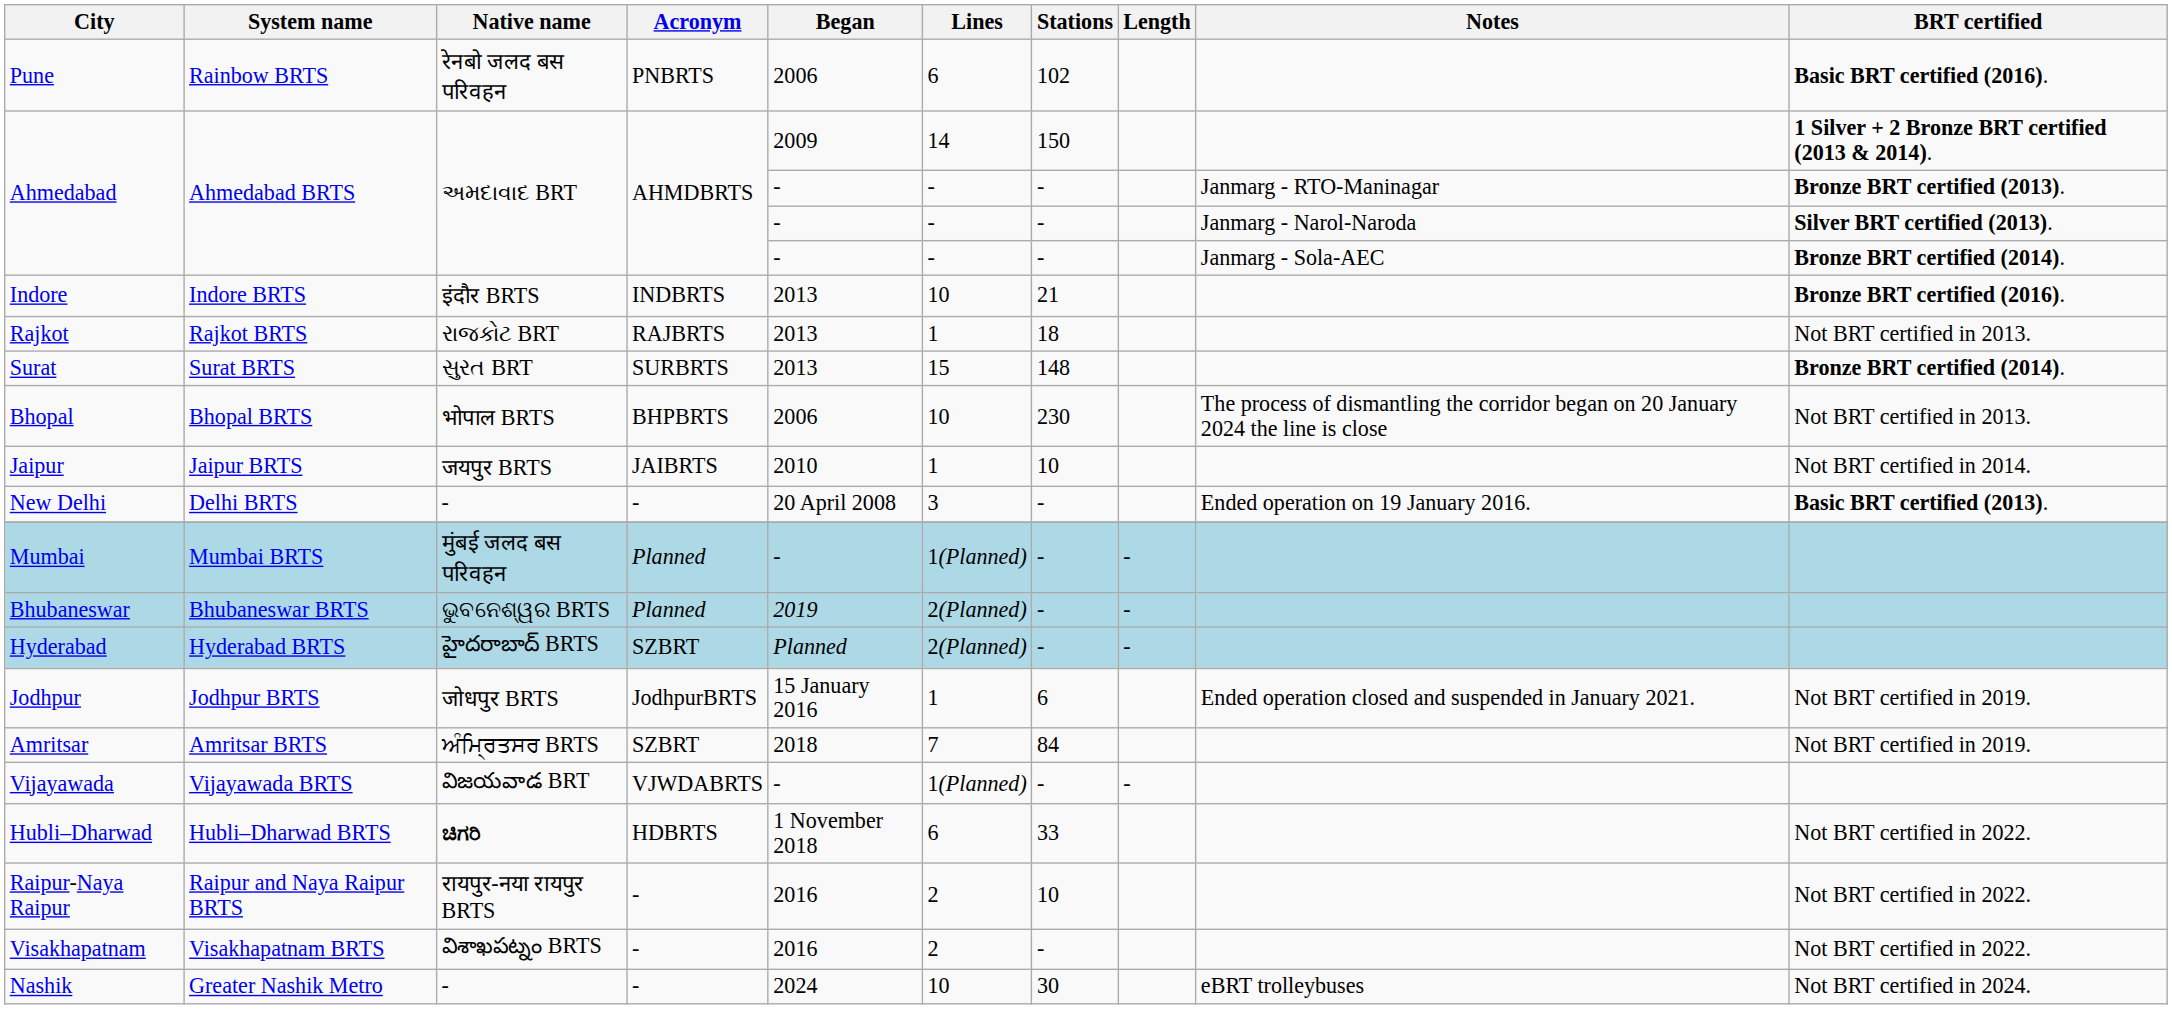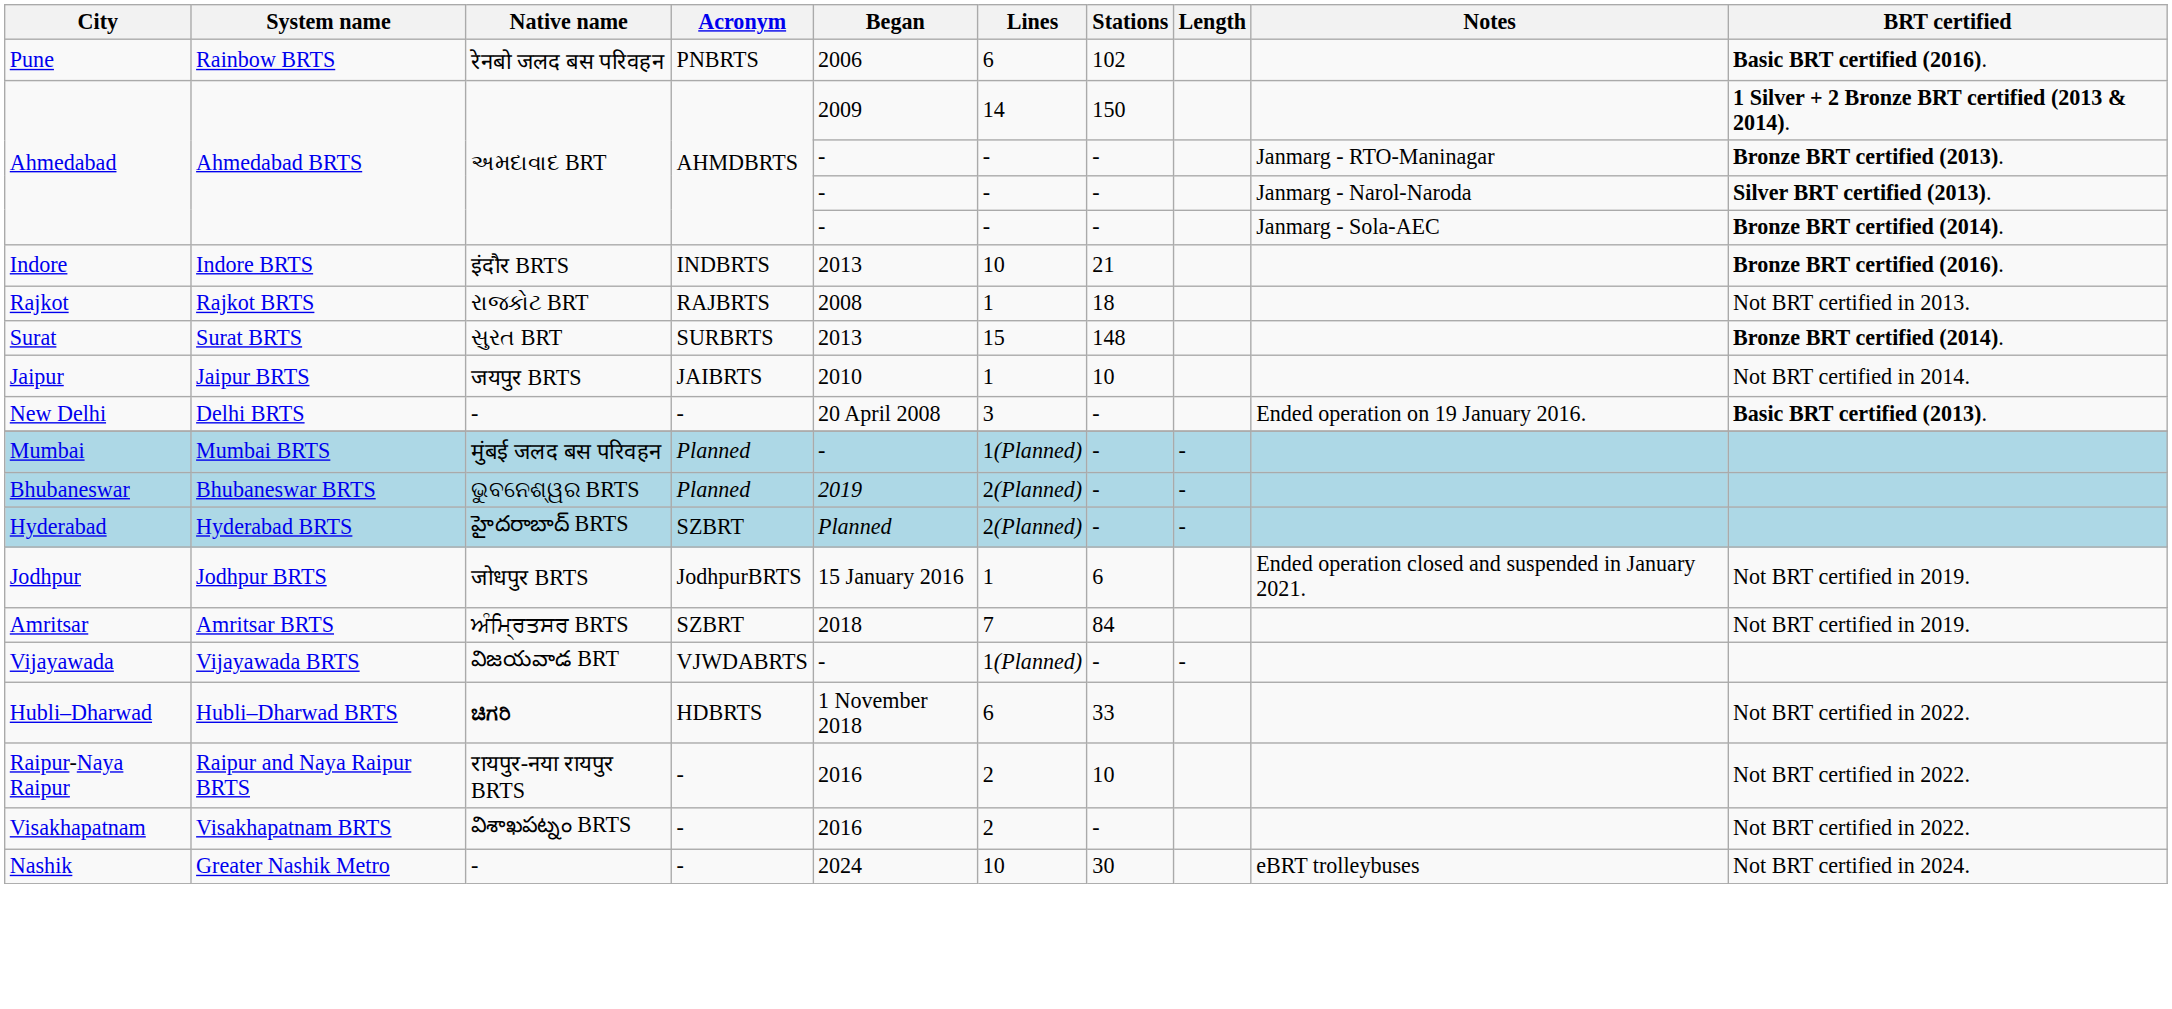(795, 333) 2013 -> (840, 303) 2008
- row: (42, 415)
